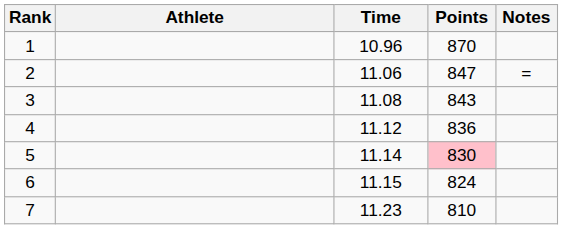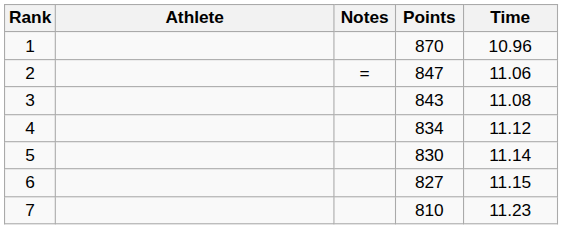columns swapped: (381, 18) <-> (526, 18)
(462, 127) 836 -> (429, 127) 834
(462, 155) pink background -> (429, 155) no background
(462, 182) 824 -> (429, 182) 827
